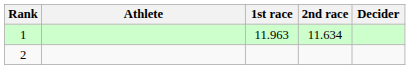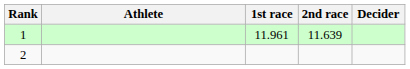(272, 34) 11.963 -> (272, 34) 11.961
(325, 34) 11.634 -> (325, 34) 11.639
